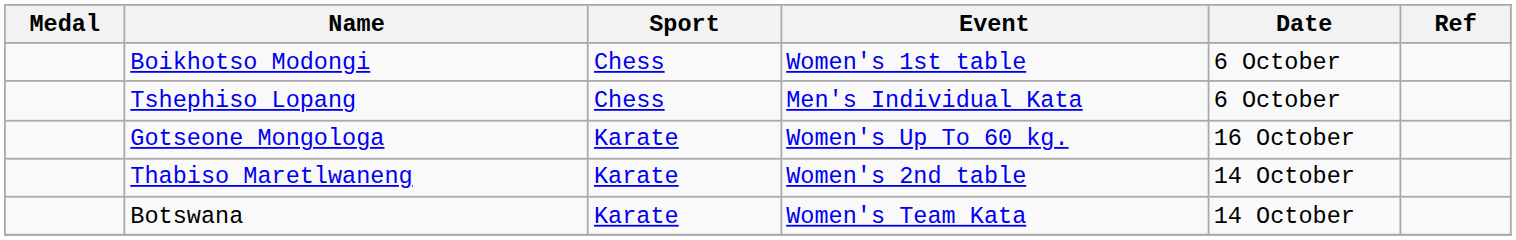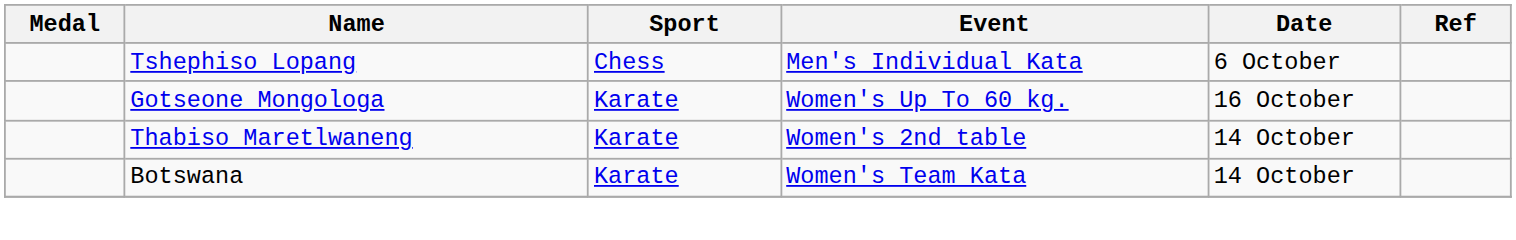- row: (250, 62)
